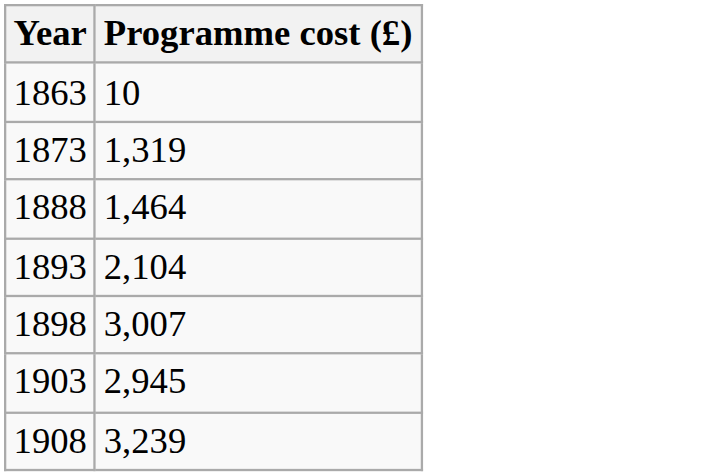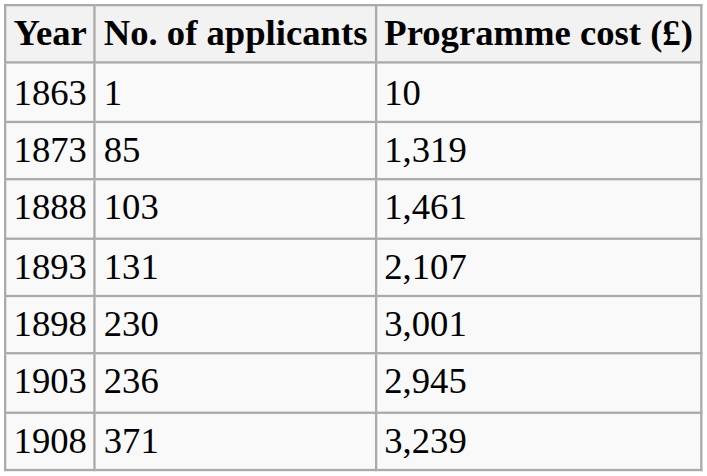+ column: (236, 33)
(145, 207) 1,464 -> (426, 207) 1,461
(145, 265) 2,104 -> (426, 265) 2,107
(145, 324) 3,007 -> (426, 324) 3,001
